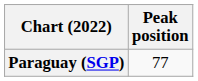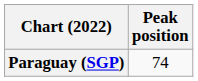(160, 62) 77 -> (160, 62) 74
